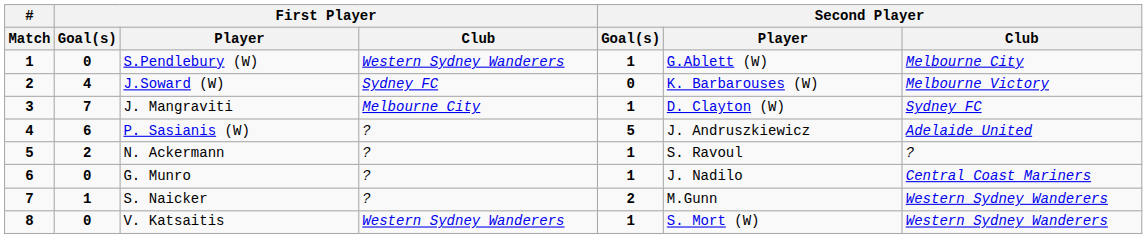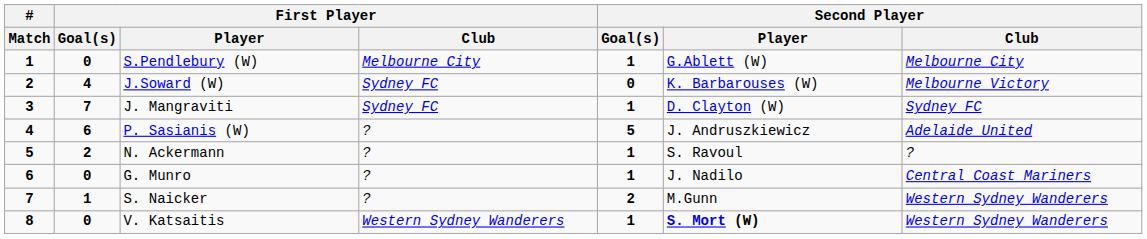(463, 62) Western Sydney Wanderers -> (421, 62) Melbourne City
(421, 108) Melbourne City -> (400, 108) Sydney FC
(713, 222) normal -> (713, 222) bold
